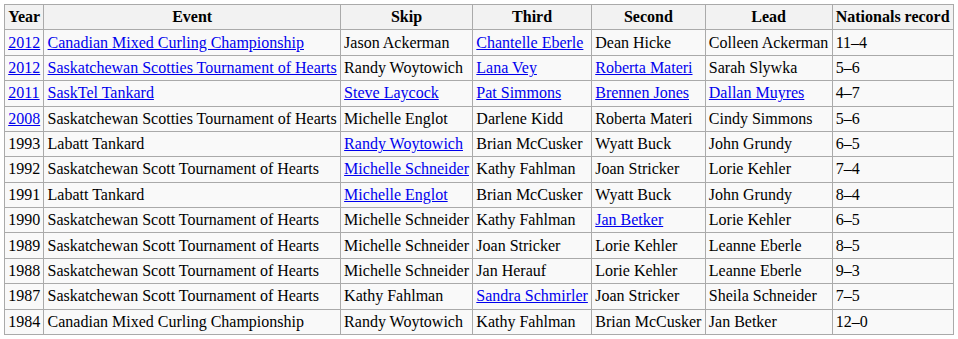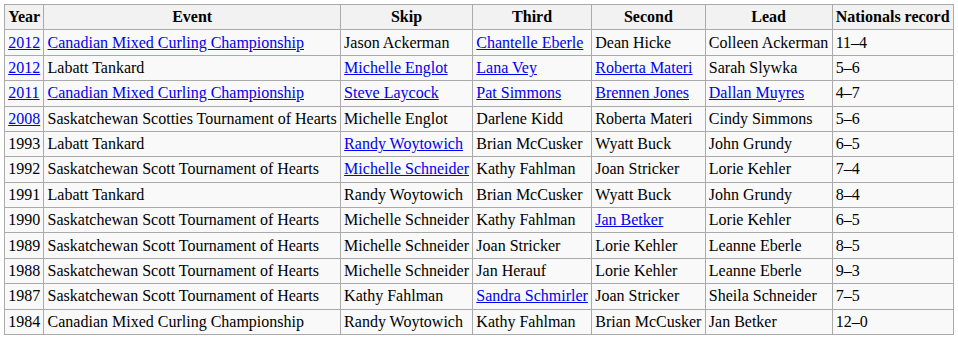(192, 67) Saskatchewan Scotties Tournament of Hearts -> (96, 67) Labatt Tankard
(404, 67) Randy Woytowich -> (396, 67) Michelle Englot
(101, 93) SaskTel Tankard -> (176, 93) Canadian Mixed Curling Championship
(396, 194) Michelle Englot -> (404, 194) Randy Woytowich
